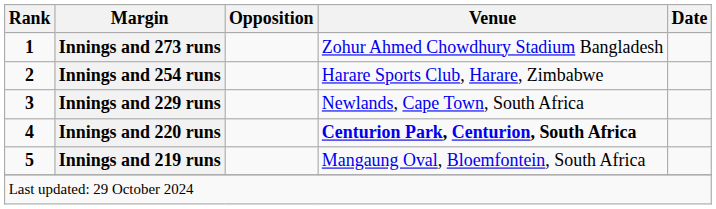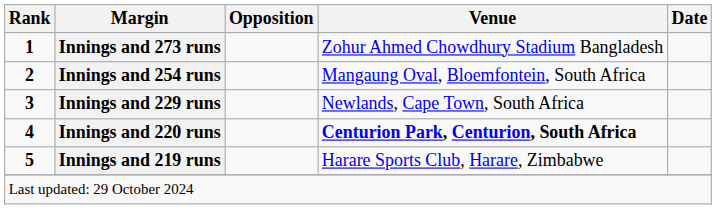(463, 75) Harare Sports Club, Harare, Zimbabwe -> (484, 75) Mangaung Oval, Bloemfontein, South Africa
(484, 160) Mangaung Oval, Bloemfontein, South Africa -> (463, 160) Harare Sports Club, Harare, Zimbabwe
